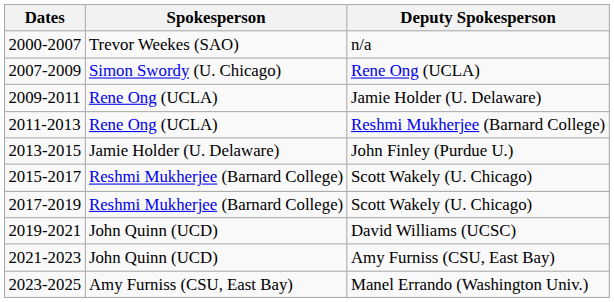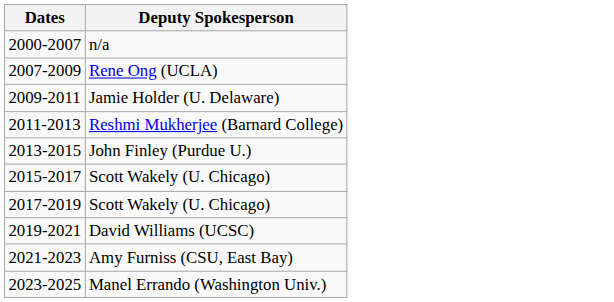- column: (216, 17)
